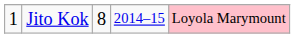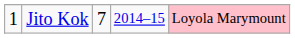(102, 18) 8 -> (102, 18) 7
